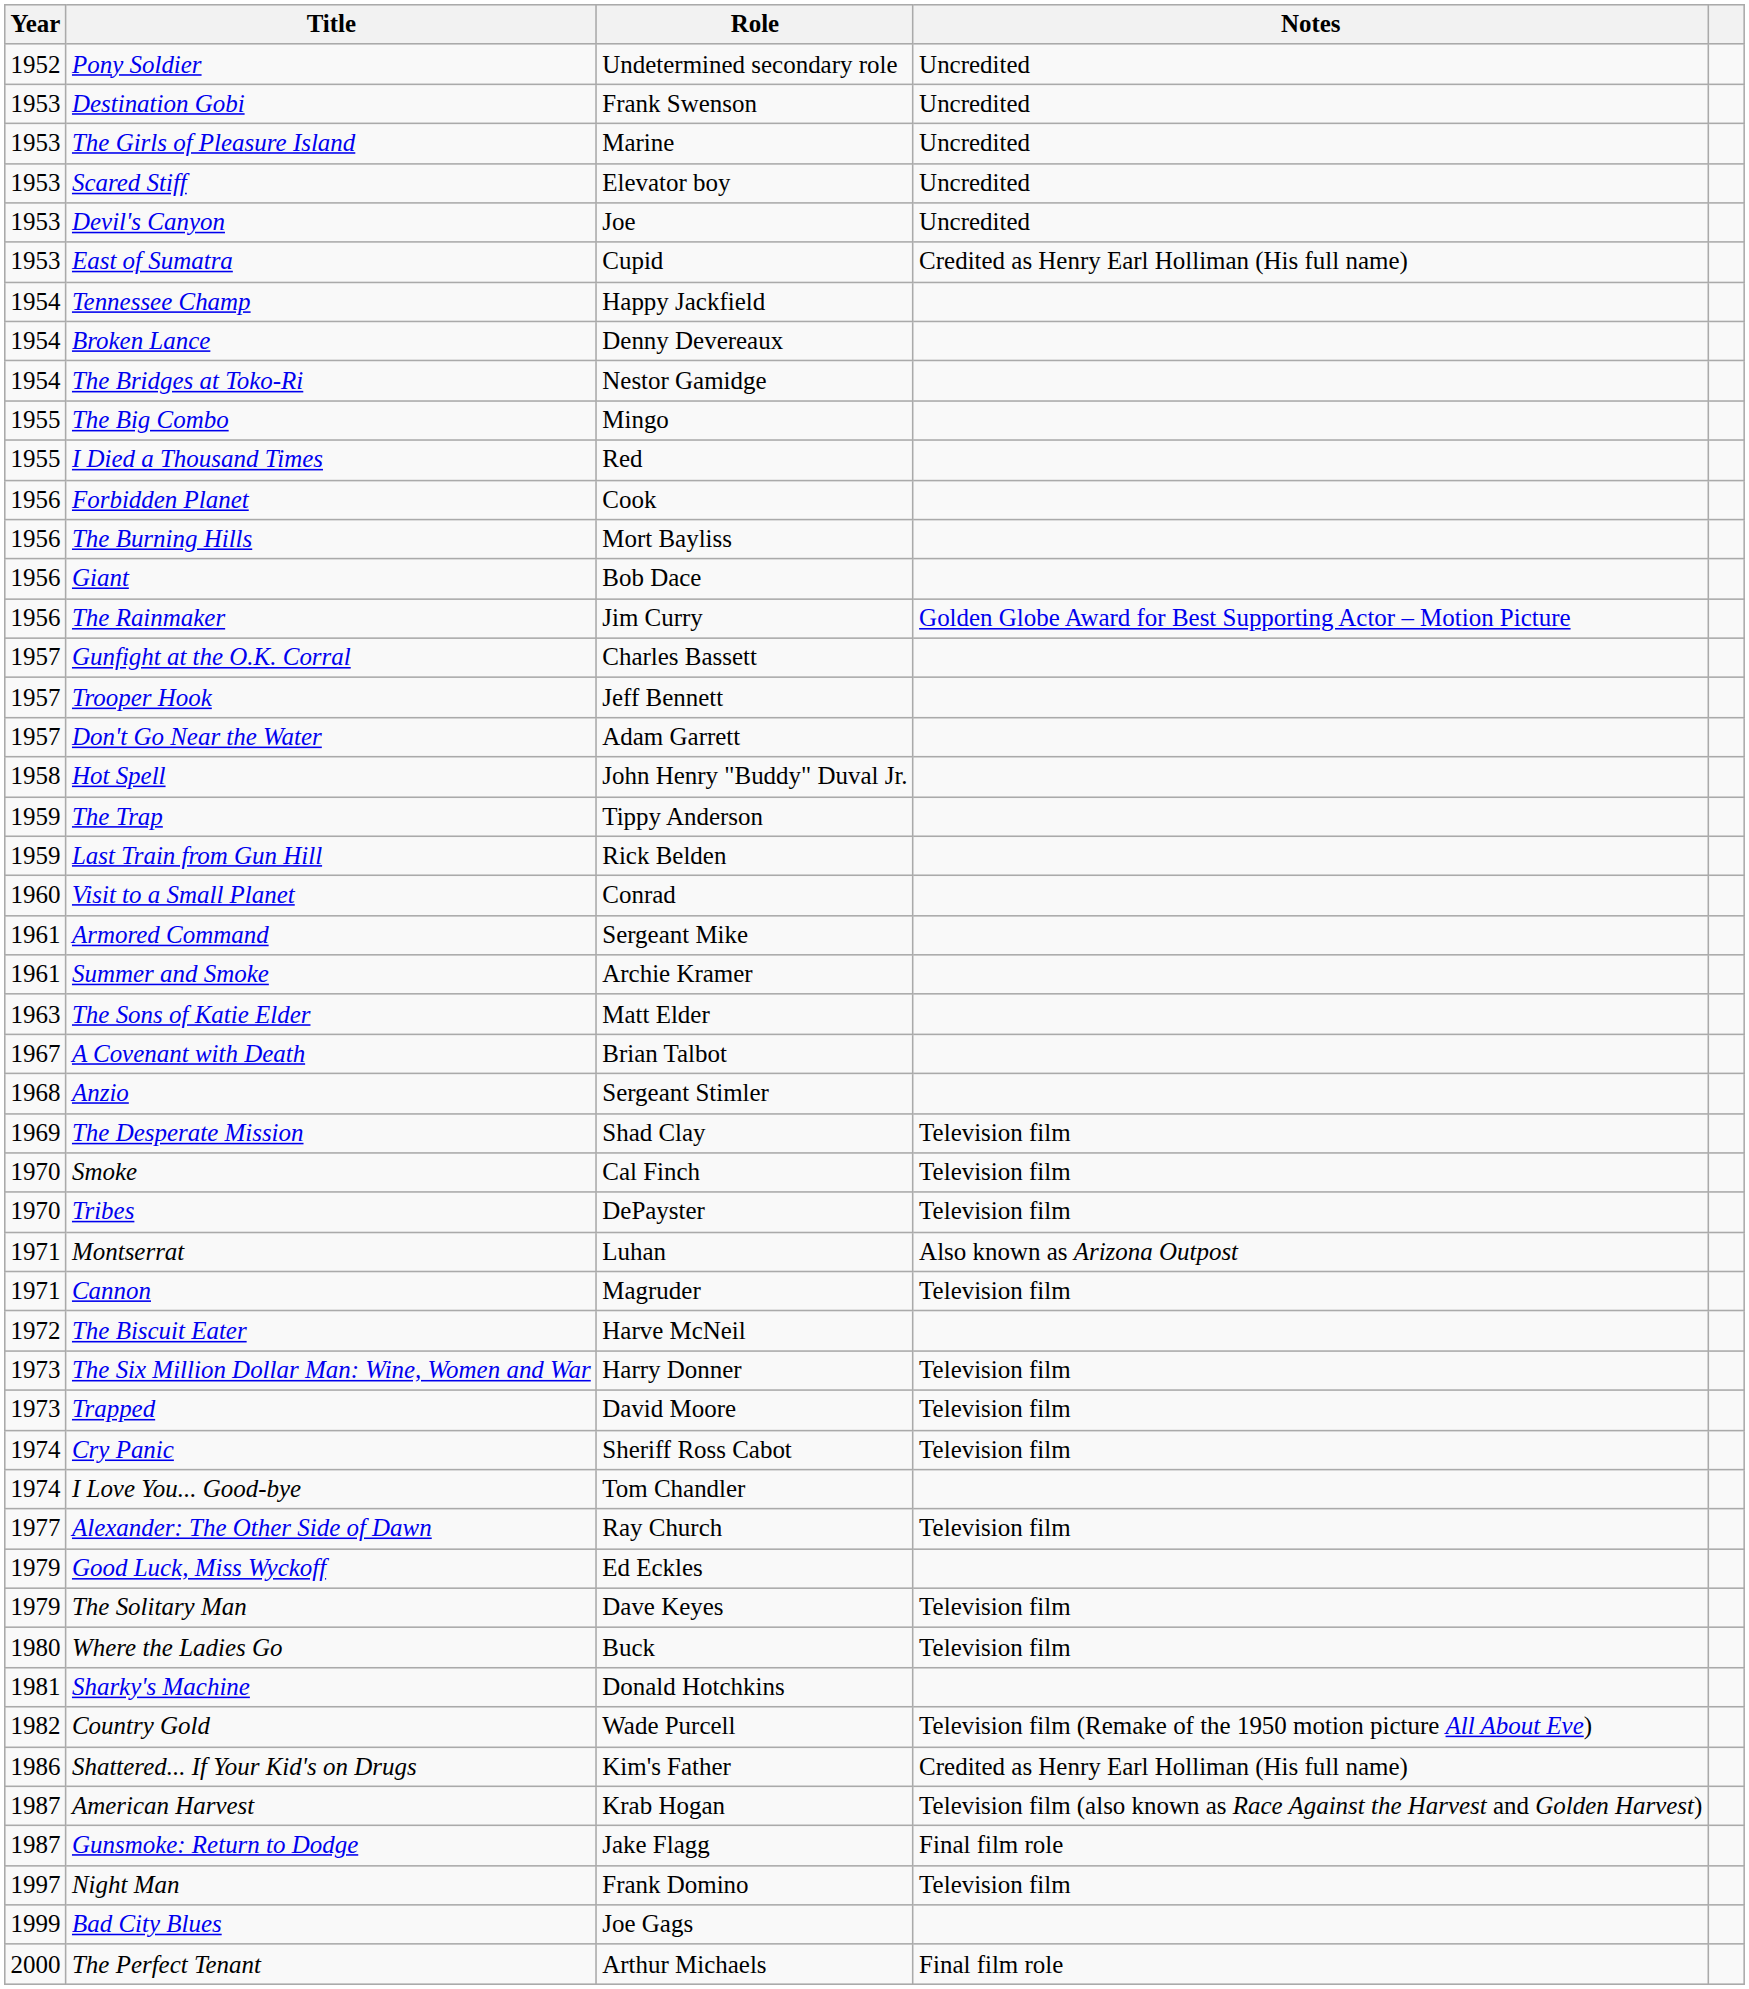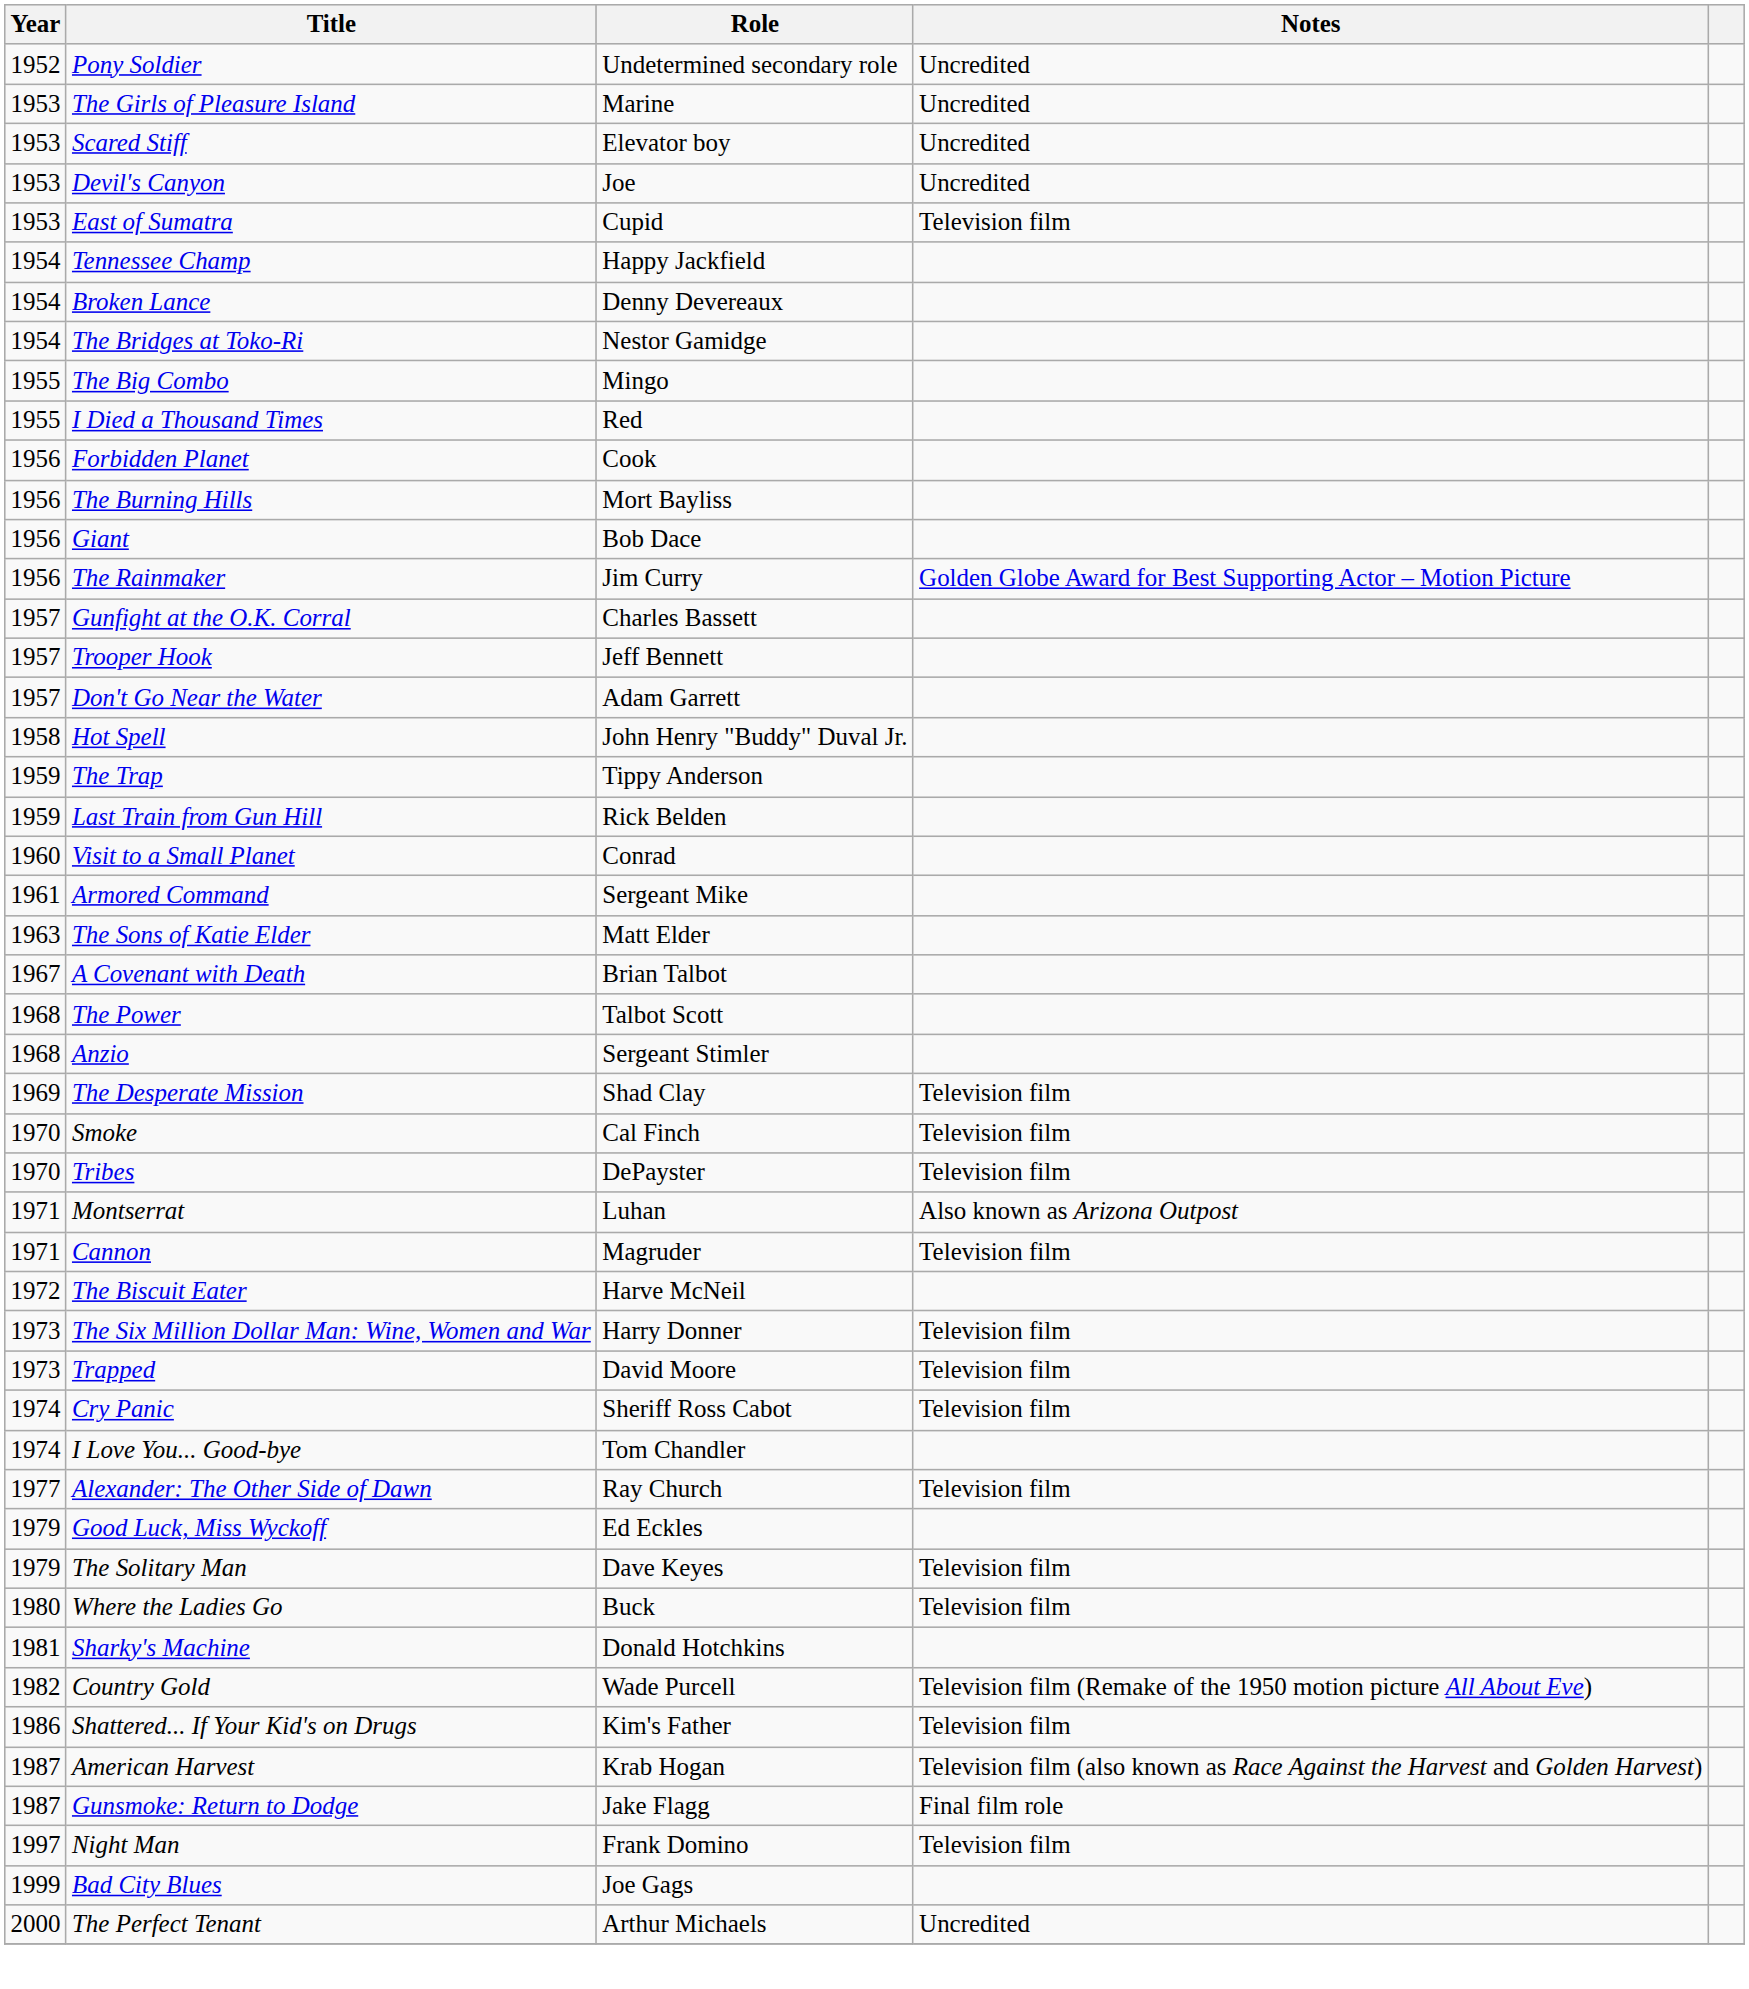- row: (158, 103)
(1163, 261) Credited as Henry Earl Holliman (His full name) -> (995, 222) Television film
- row: (170, 974)
+ row: (126, 1013)
(1163, 1766) Credited as Henry Earl Holliman (His full name) -> (995, 1726) Television film
(991, 1963) Final film role -> (975, 1924) Uncredited
